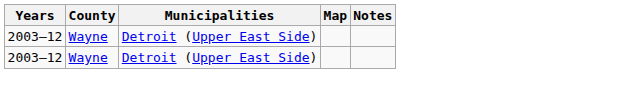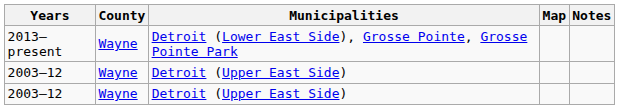+ row: (35, 44)
